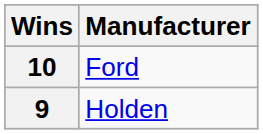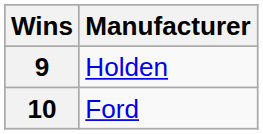rows swapped: (42, 67) <-> (42, 109)
